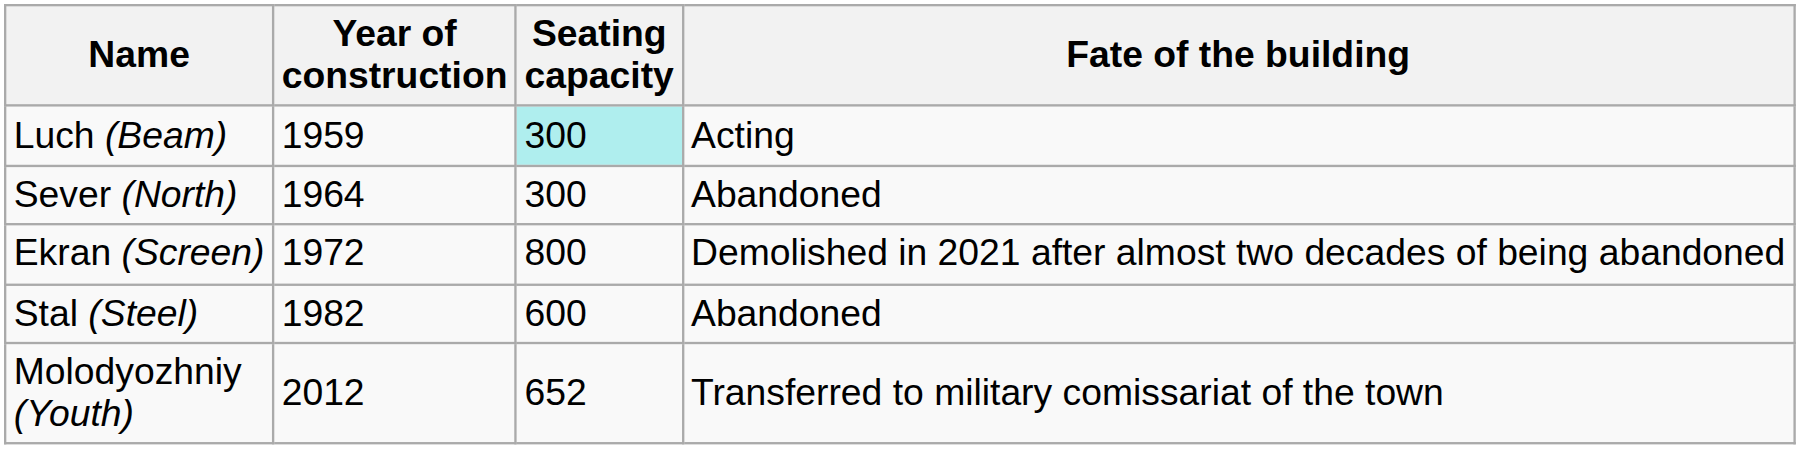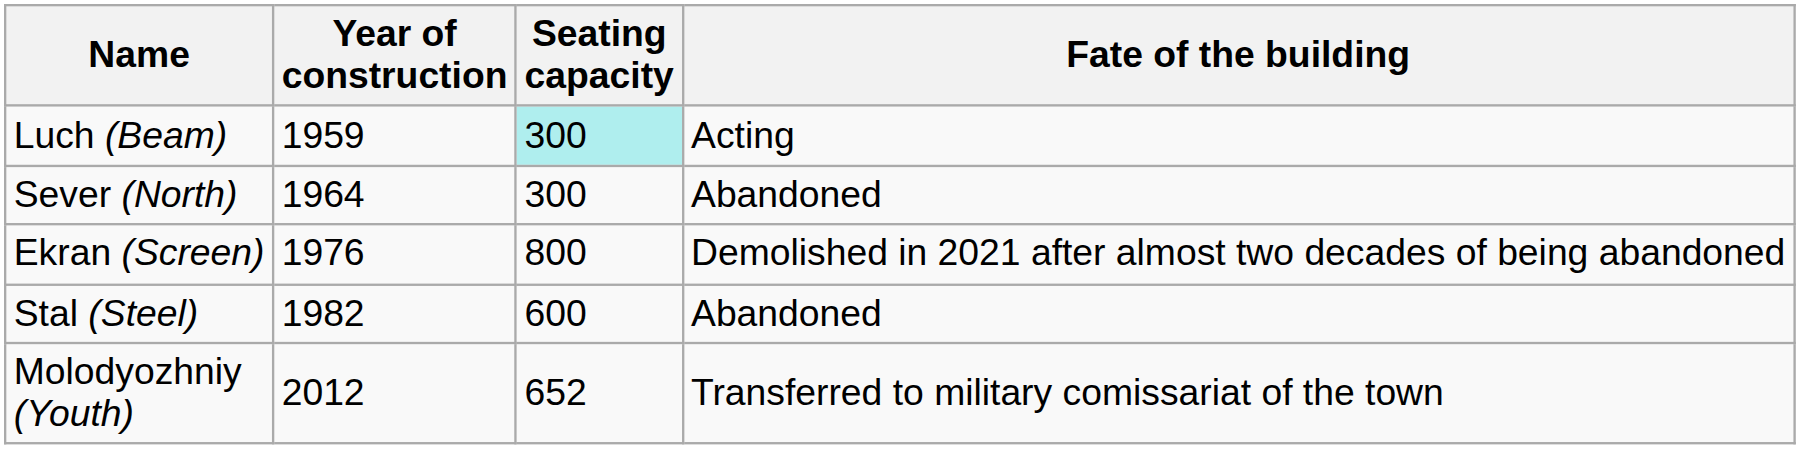(323, 253) 1972 -> (323, 253) 1976
